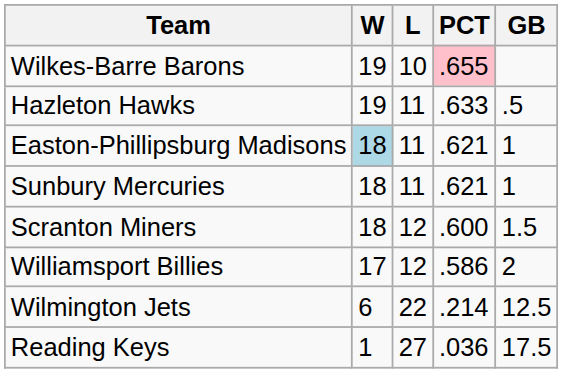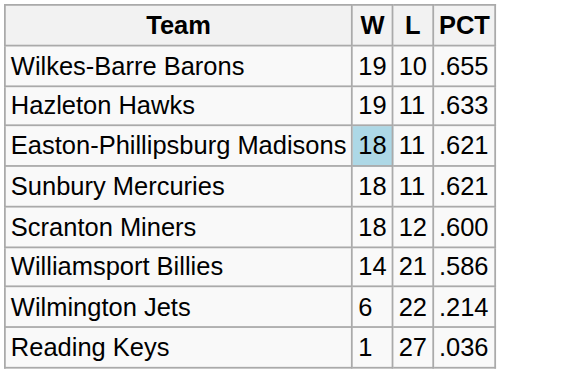- column: (527, 25)
(464, 66) pink background -> (464, 66) no background
(373, 267) 17 -> (373, 267) 14
(413, 267) 12 -> (413, 267) 21
